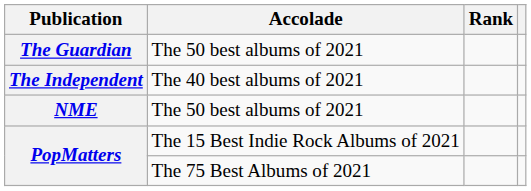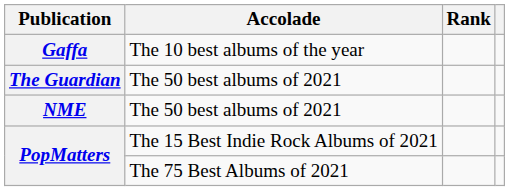+ row: (65, 49)
- row: (76, 79)
